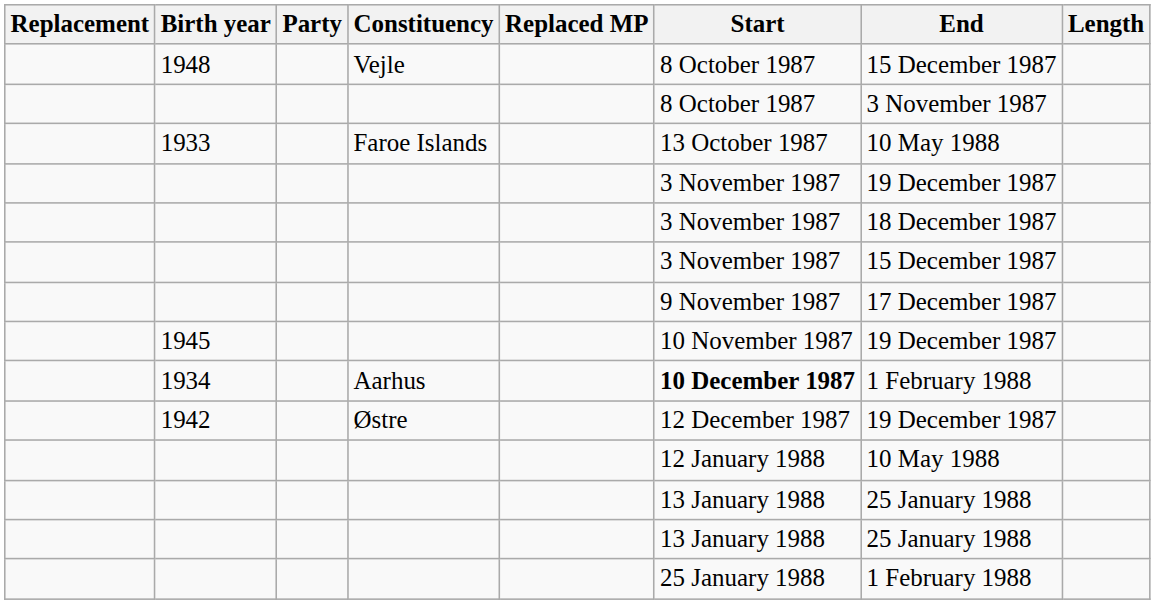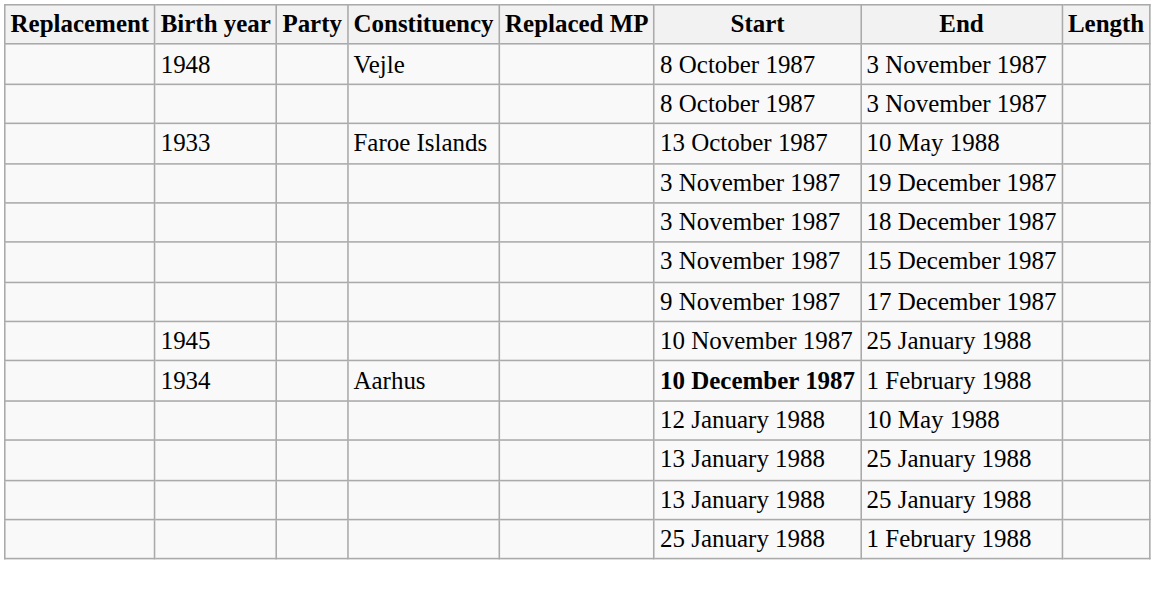(962, 63) 15 December 1987 -> (957, 63) 3 November 1987
(962, 340) 19 December 1987 -> (949, 340) 25 January 1988
- row: (186, 420)
